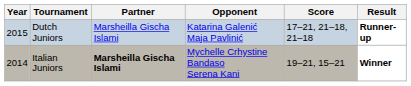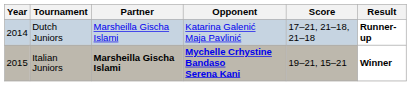(17, 33) 2015 -> (17, 33) 2014
(17, 63) 2014 -> (17, 63) 2015
(227, 63) normal -> (229, 63) bold
